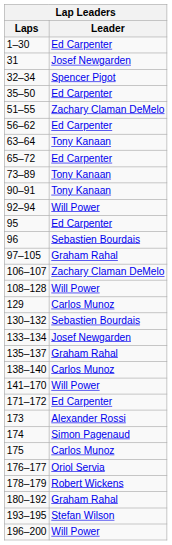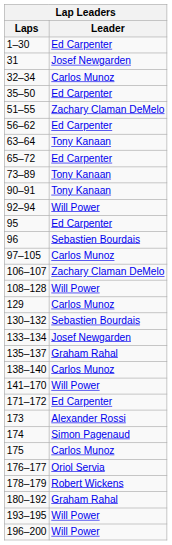(83, 77) Spencer Pigot -> (83, 77) Carlos Munoz
(85, 256) Graham Rahal -> (83, 256) Carlos Munoz
(83, 516) Stefan Wilson -> (75, 516) Will Power
